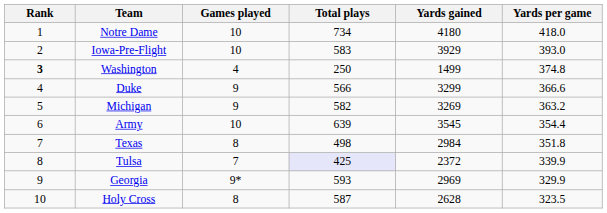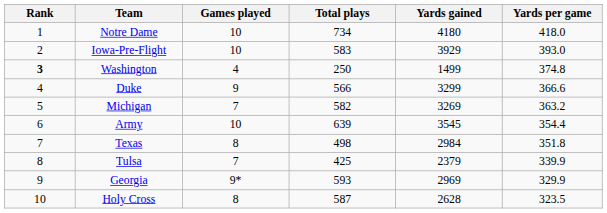(236, 106) 9 -> (236, 106) 7
(342, 161) lavender background -> (342, 161) no background
(449, 161) 2372 -> (449, 161) 2379
